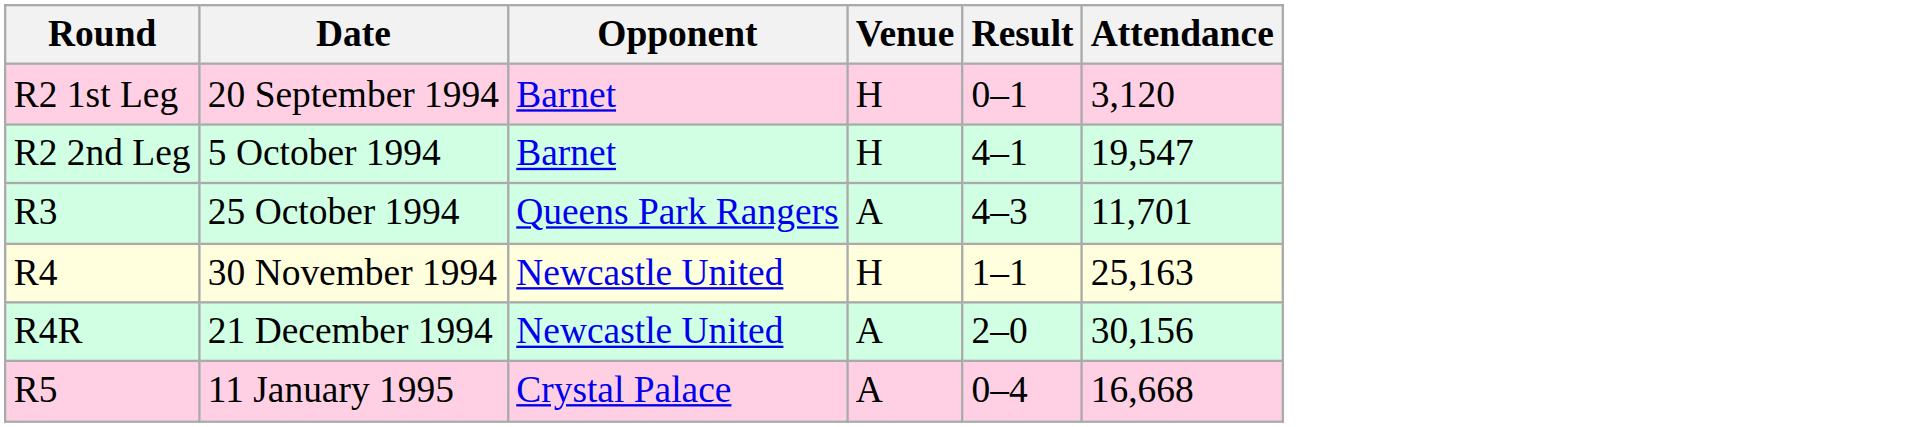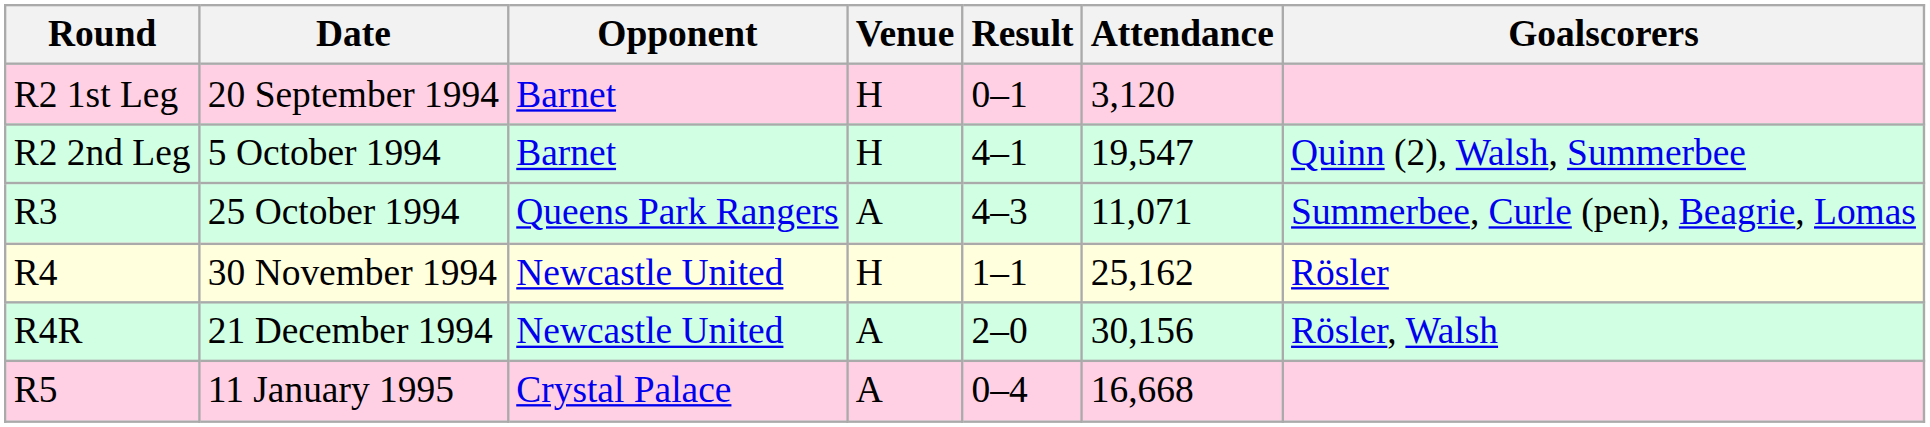+ column: (1603, 34)
(1142, 212) 11,701 -> (1142, 212) 11,071
(1142, 271) 25,163 -> (1142, 271) 25,162
